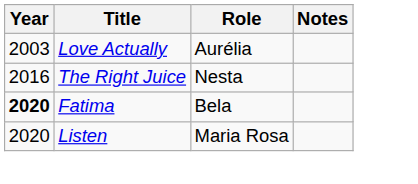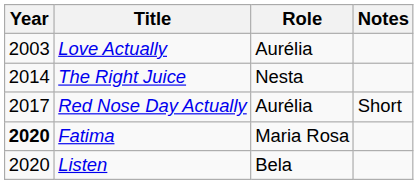(29, 77) 2016 -> (29, 77) 2014
+ row: (152, 106)
(213, 106) Bela -> (302, 135) Maria Rosa
(242, 135) Maria Rosa -> (274, 164) Bela
